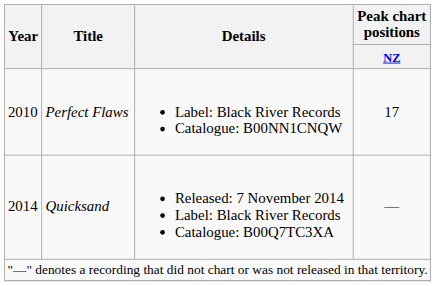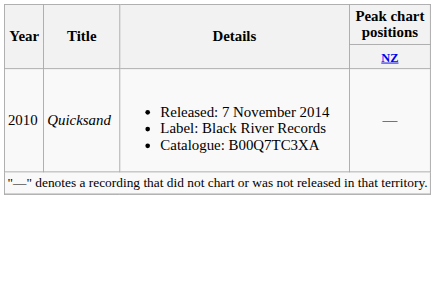- row: (87, 111)
(23, 207) 2014 -> (23, 120) 2010
